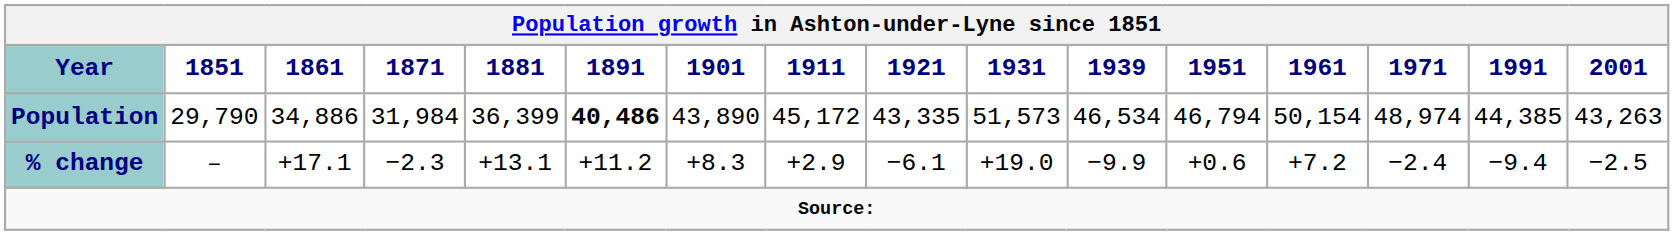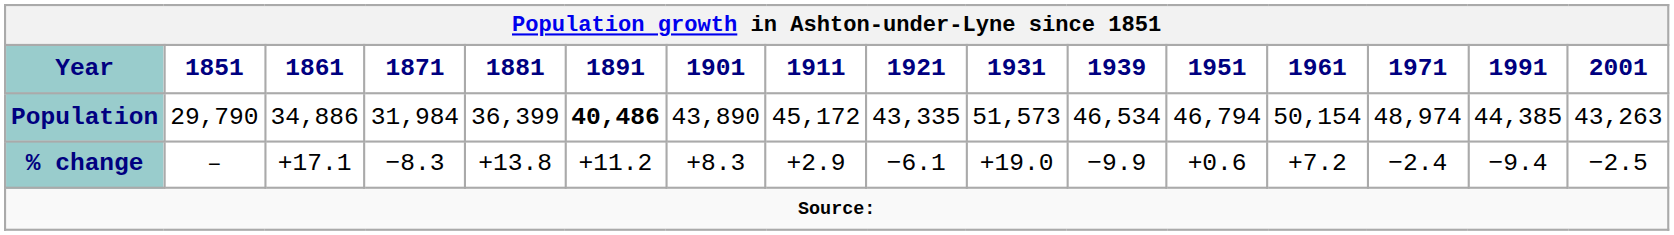(415, 164) −2.3 -> (415, 164) −8.3
(515, 164) +13.1 -> (515, 164) +13.8
